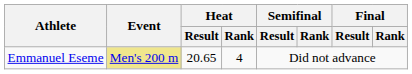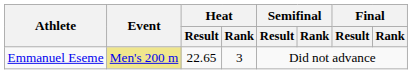(202, 58) 20.65 -> (202, 58) 22.65
(239, 58) 4 -> (239, 58) 3
